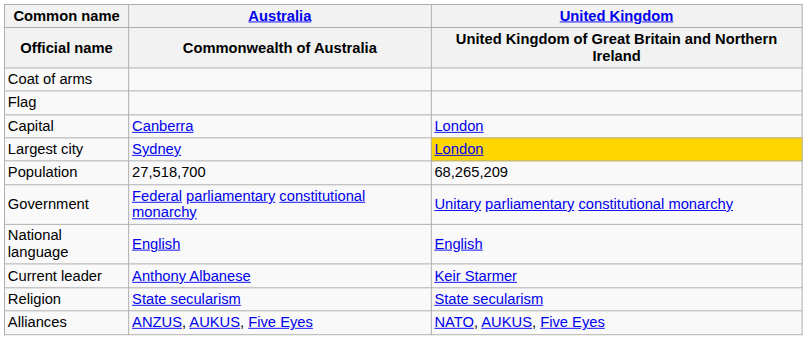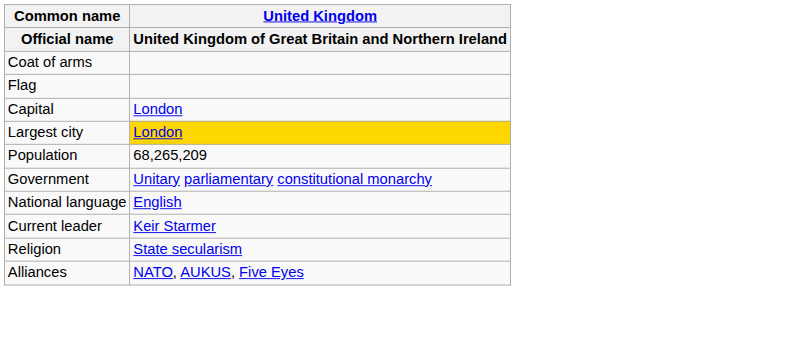- column: (280, 47)
